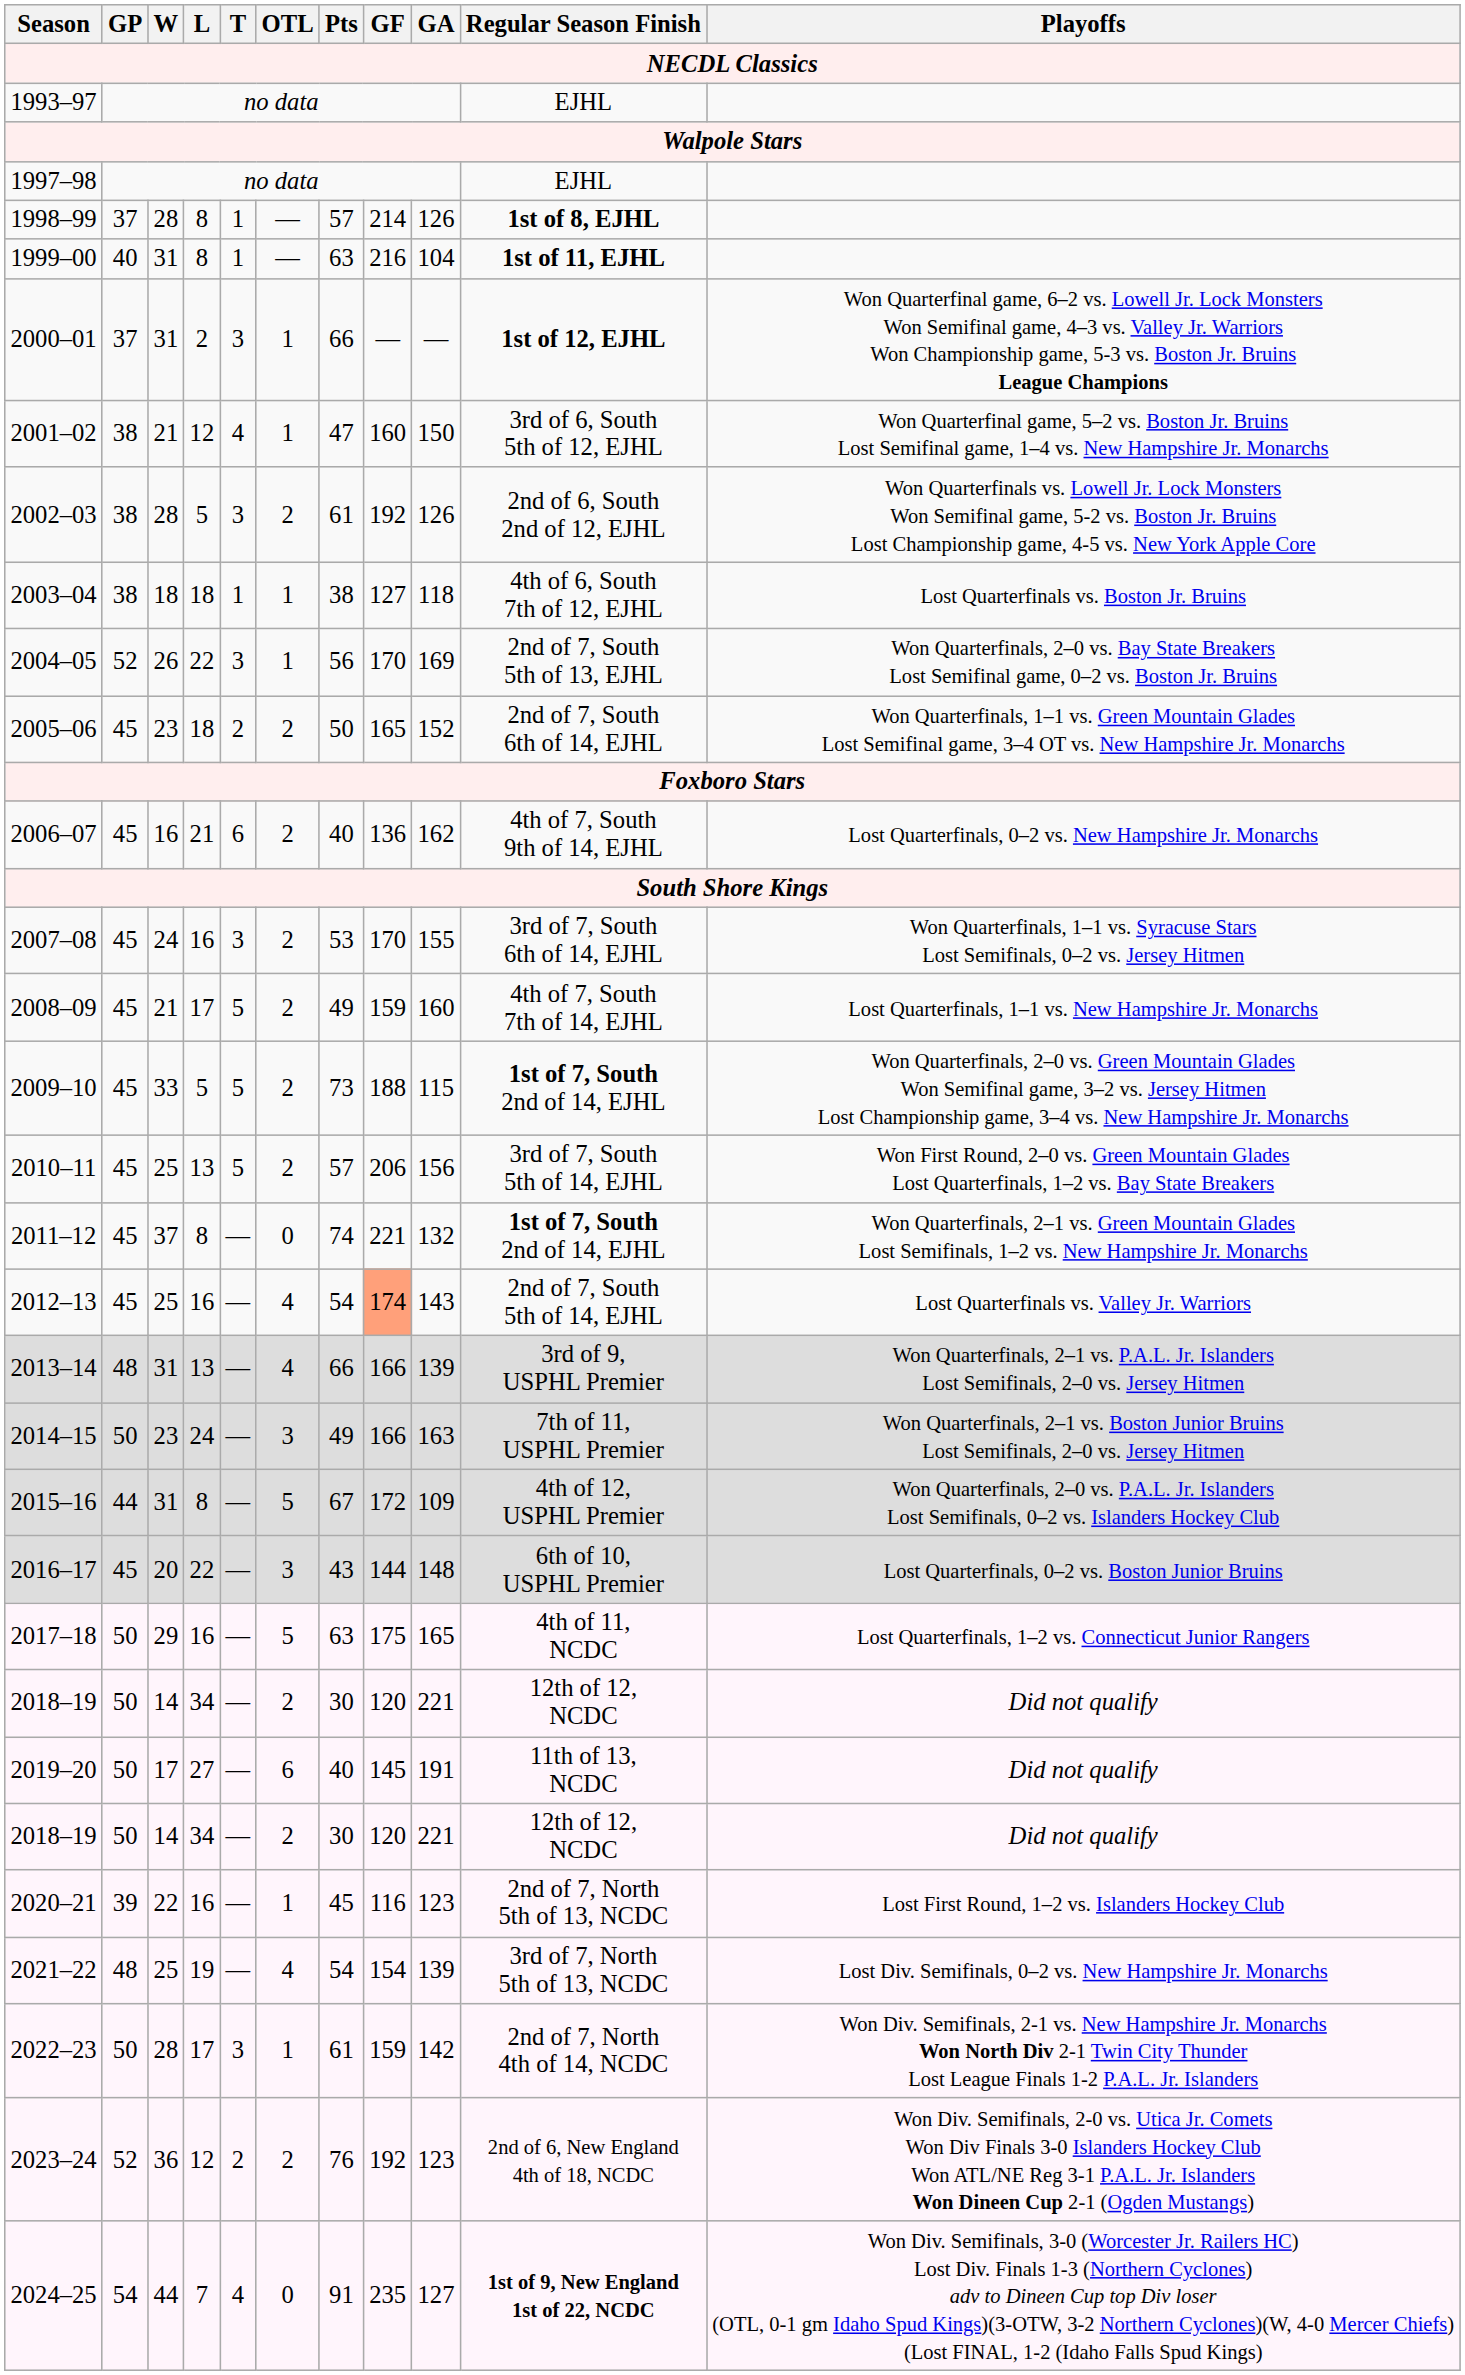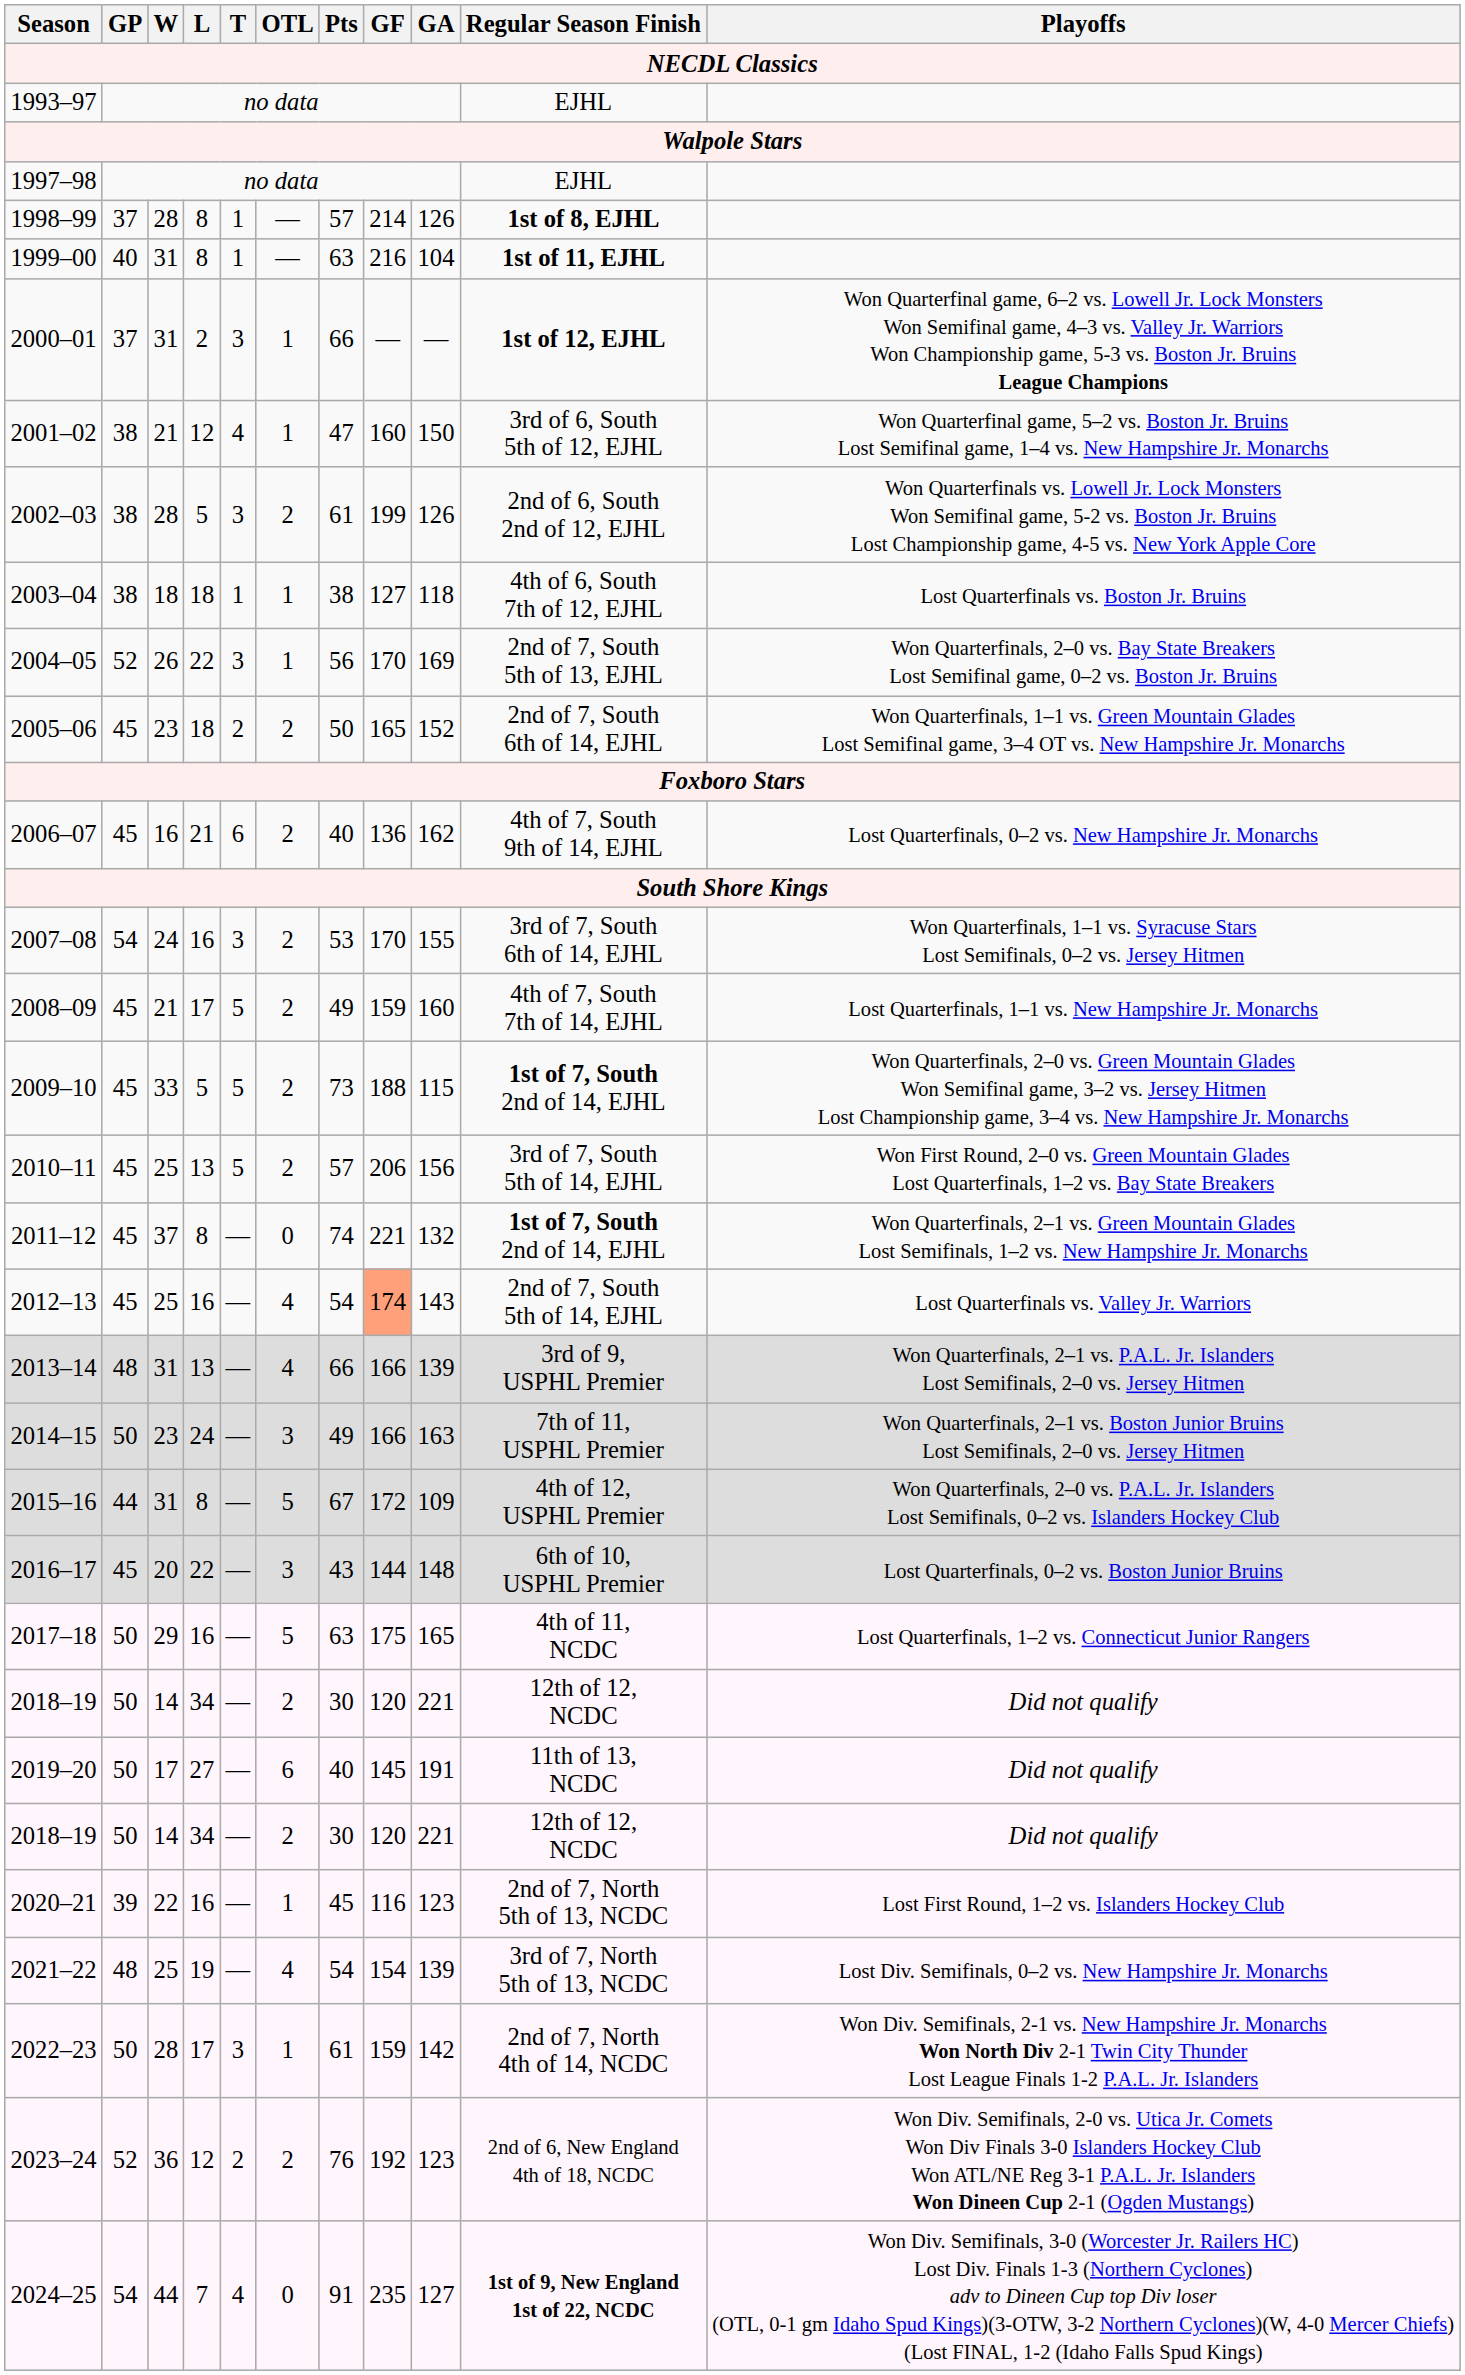(388, 514) 192 -> (388, 514) 199
(125, 940) 45 -> (125, 940) 54
